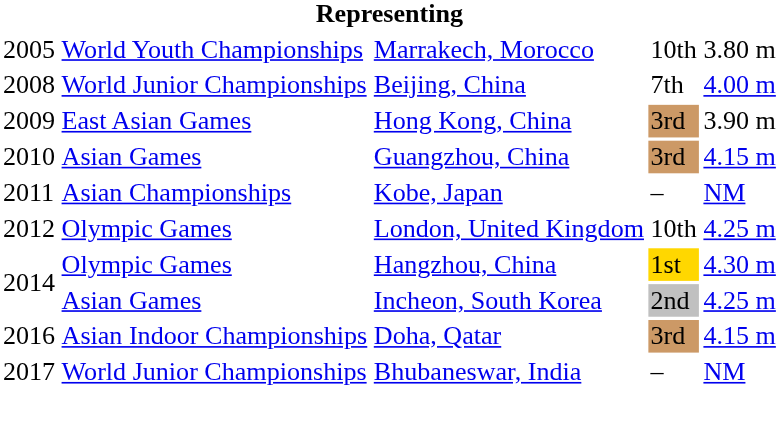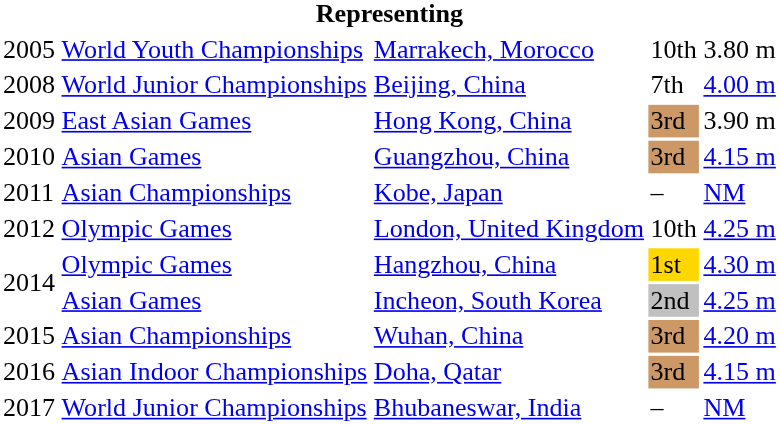+ row: (449, 335)
